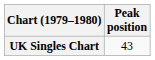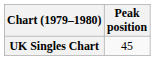(127, 45) 43 -> (127, 45) 45
